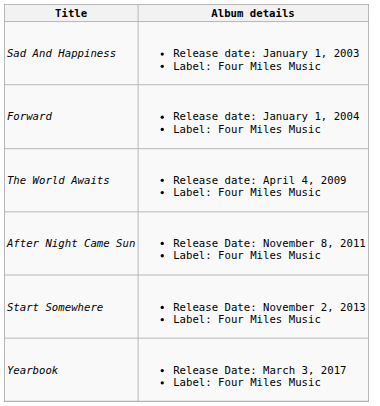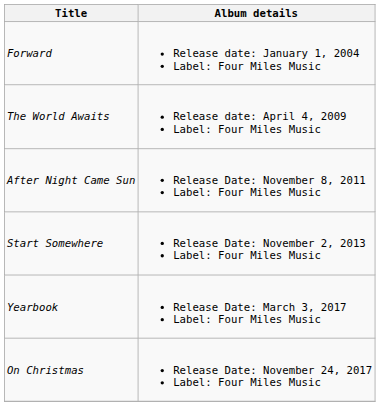- row: (62, 53)
+ row: (45, 370)
